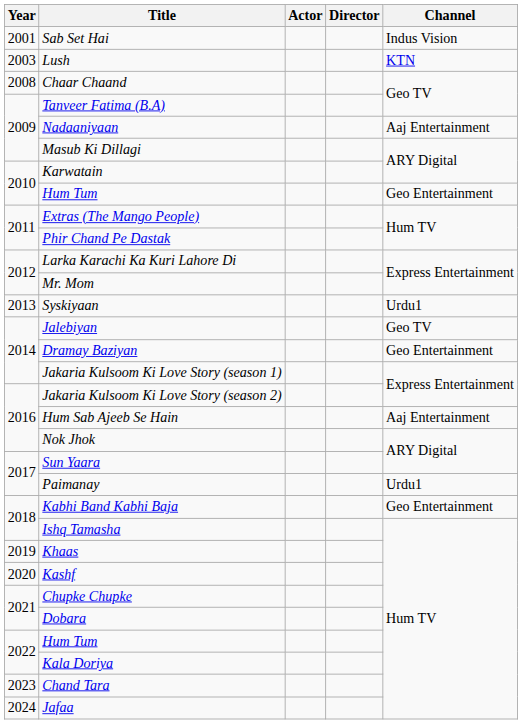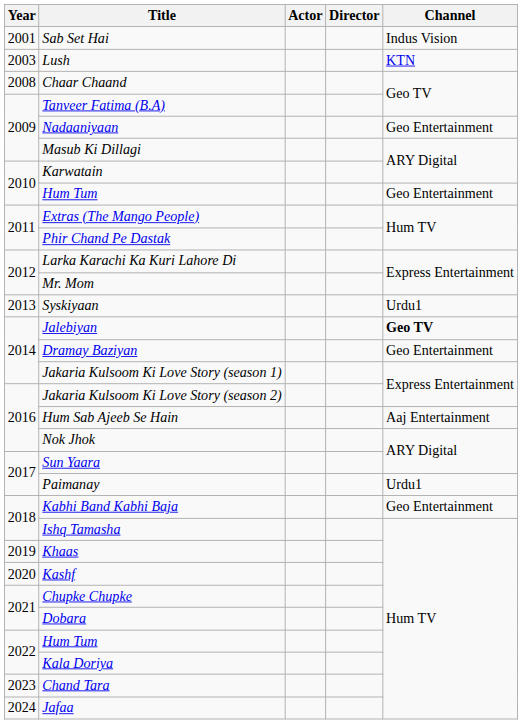(438, 127) Aaj Entertainment -> (439, 127) Geo Entertainment
(409, 328) normal -> (410, 328) bold
